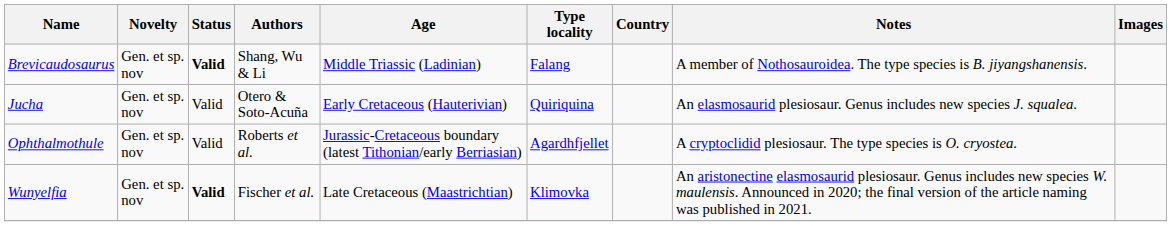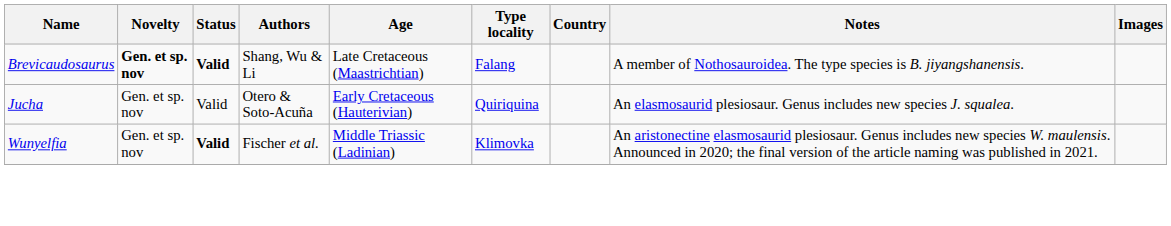(153, 64) normal -> (154, 64) bold
(402, 64) Middle Triassic (Ladinian) -> (380, 64) Late Cretaceous (Maastrichtian)
- row: (56, 144)
(418, 192) Late Cretaceous (Maastrichtian) -> (379, 144) Middle Triassic (Ladinian)
